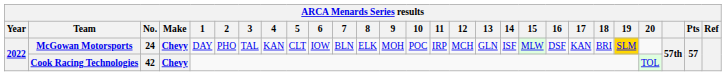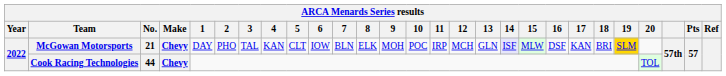(150, 46) 24 -> (150, 46) 21
(509, 46) no background -> (509, 46) lavender background
(150, 62) 42 -> (150, 62) 44
